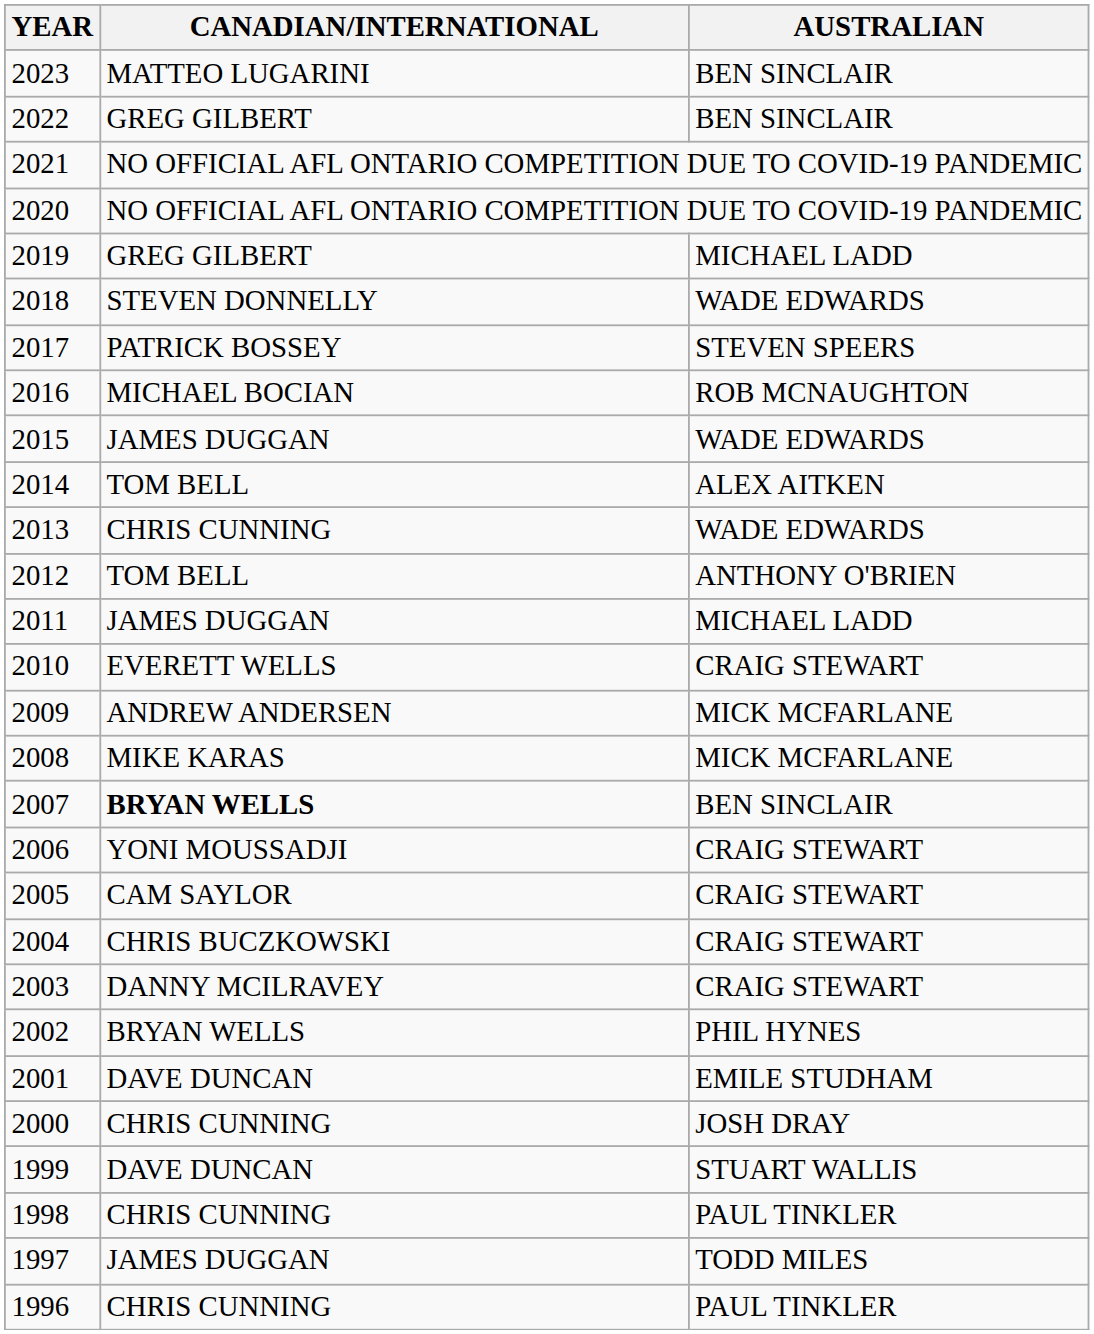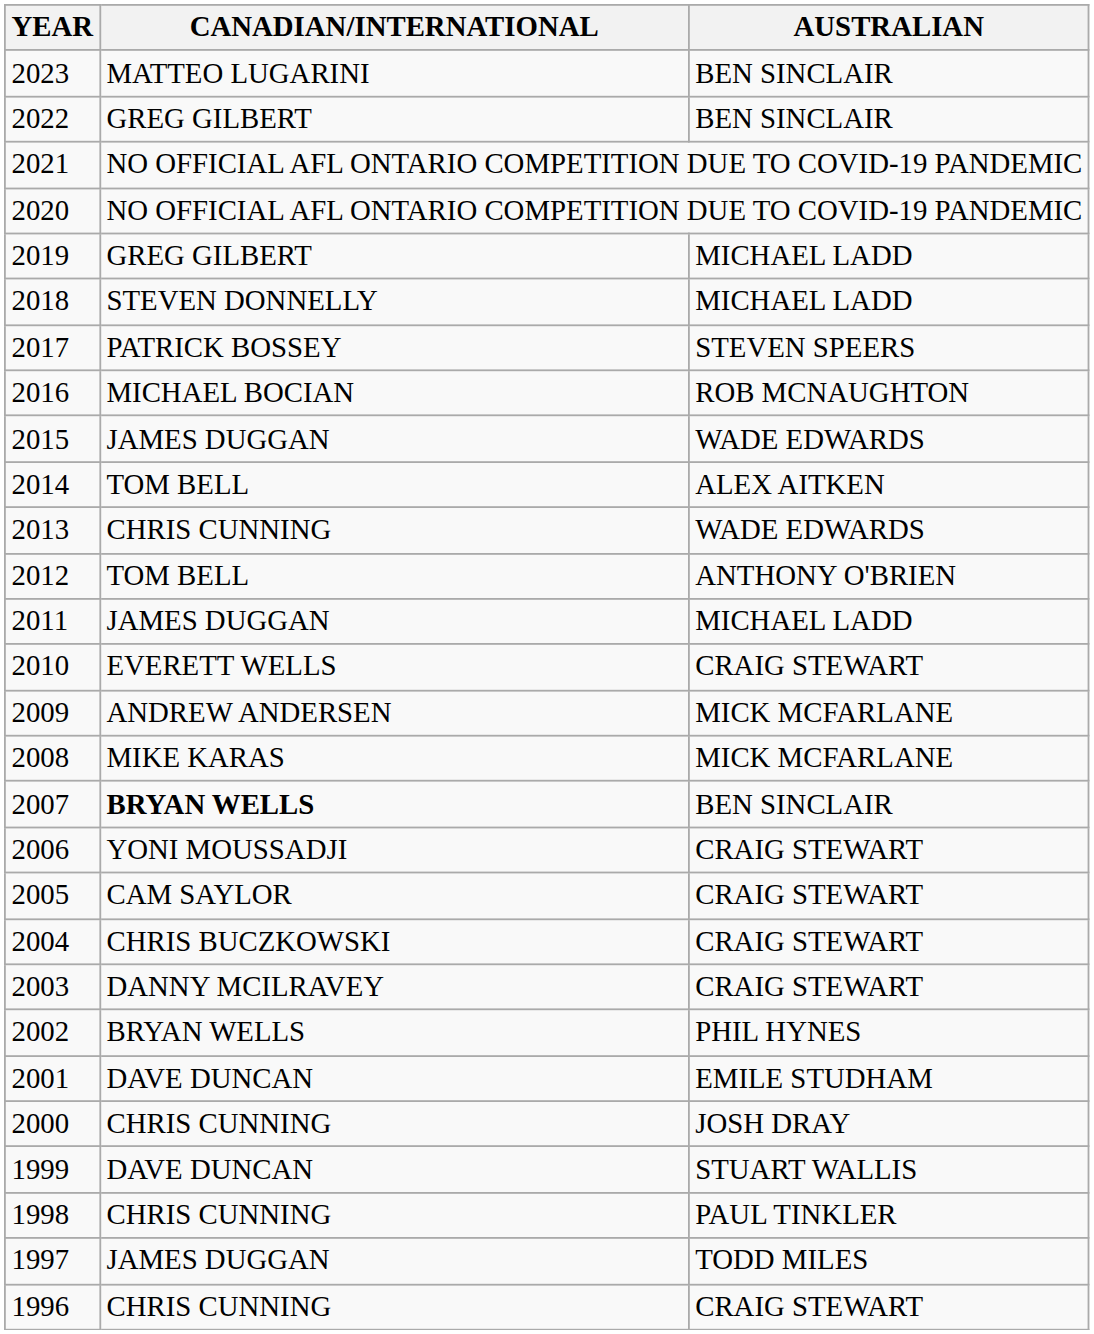(810, 301) WADE EDWARDS -> (804, 301) MICHAEL LADD
(796, 1306) PAUL TINKLER -> (809, 1306) CRAIG STEWART
